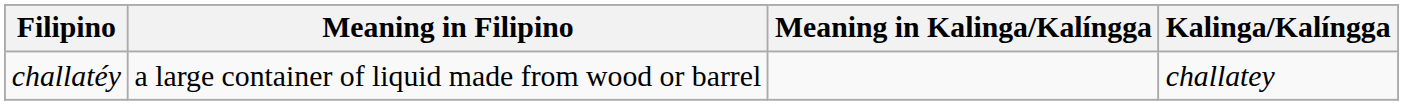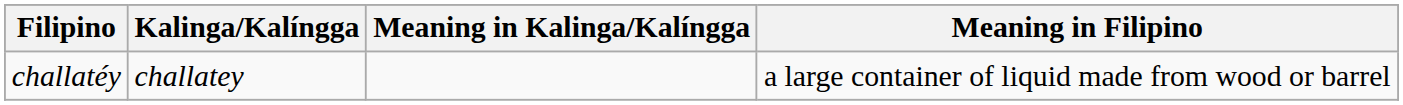columns swapped: (1278, 28) <-> (448, 28)
